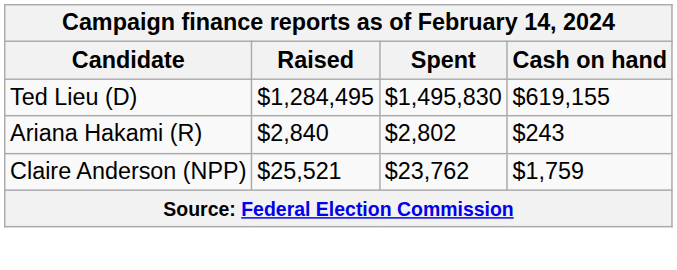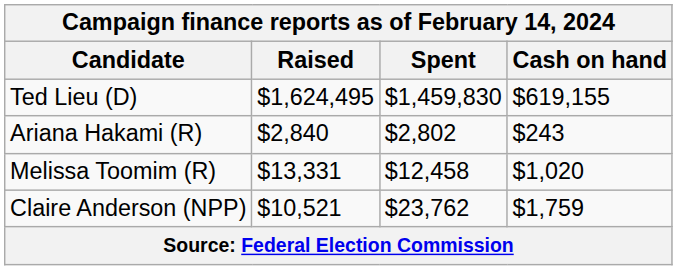(316, 97) $1,284,495 -> (316, 97) $1,624,495
(443, 97) $1,495,830 -> (443, 97) $1,459,830
+ row: (113, 171)
(299, 171) $25,521 -> (299, 208) $10,521
